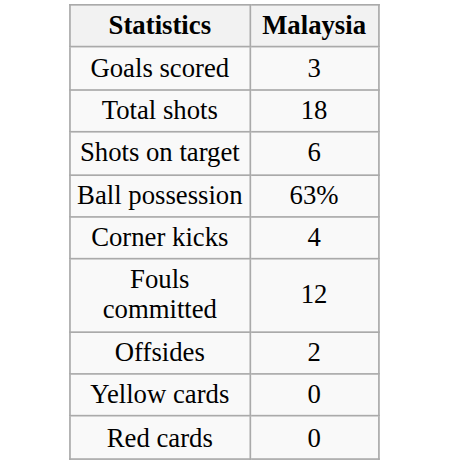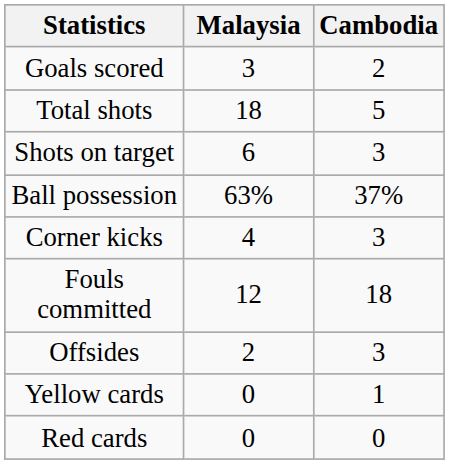+ column: (379, 25)
